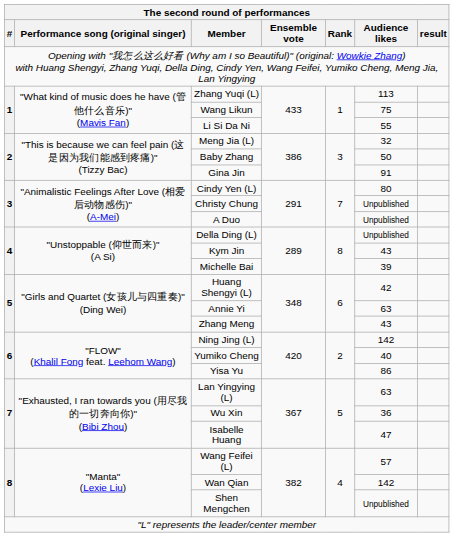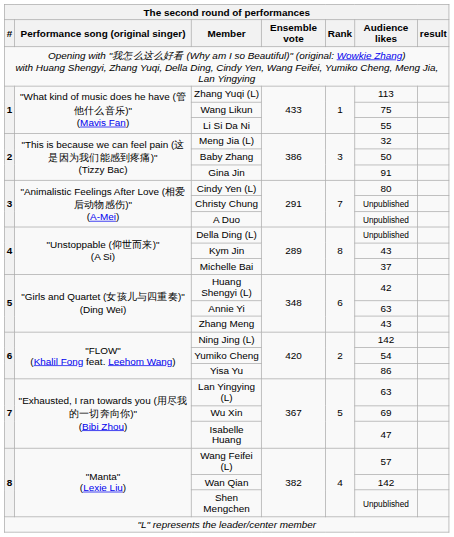(386, 266) 39 -> (386, 266) 37
(386, 355) 40 -> (386, 355) 54
(386, 413) 36 -> (386, 413) 69
